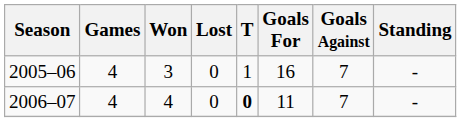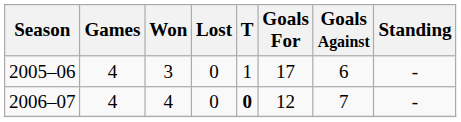(286, 71) 16 -> (286, 71) 17
(344, 71) 7 -> (344, 71) 6
(286, 101) 11 -> (286, 101) 12
